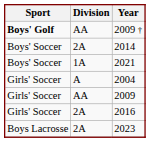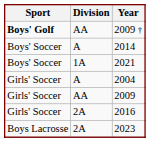(79, 46) 2A -> (77, 46) A
